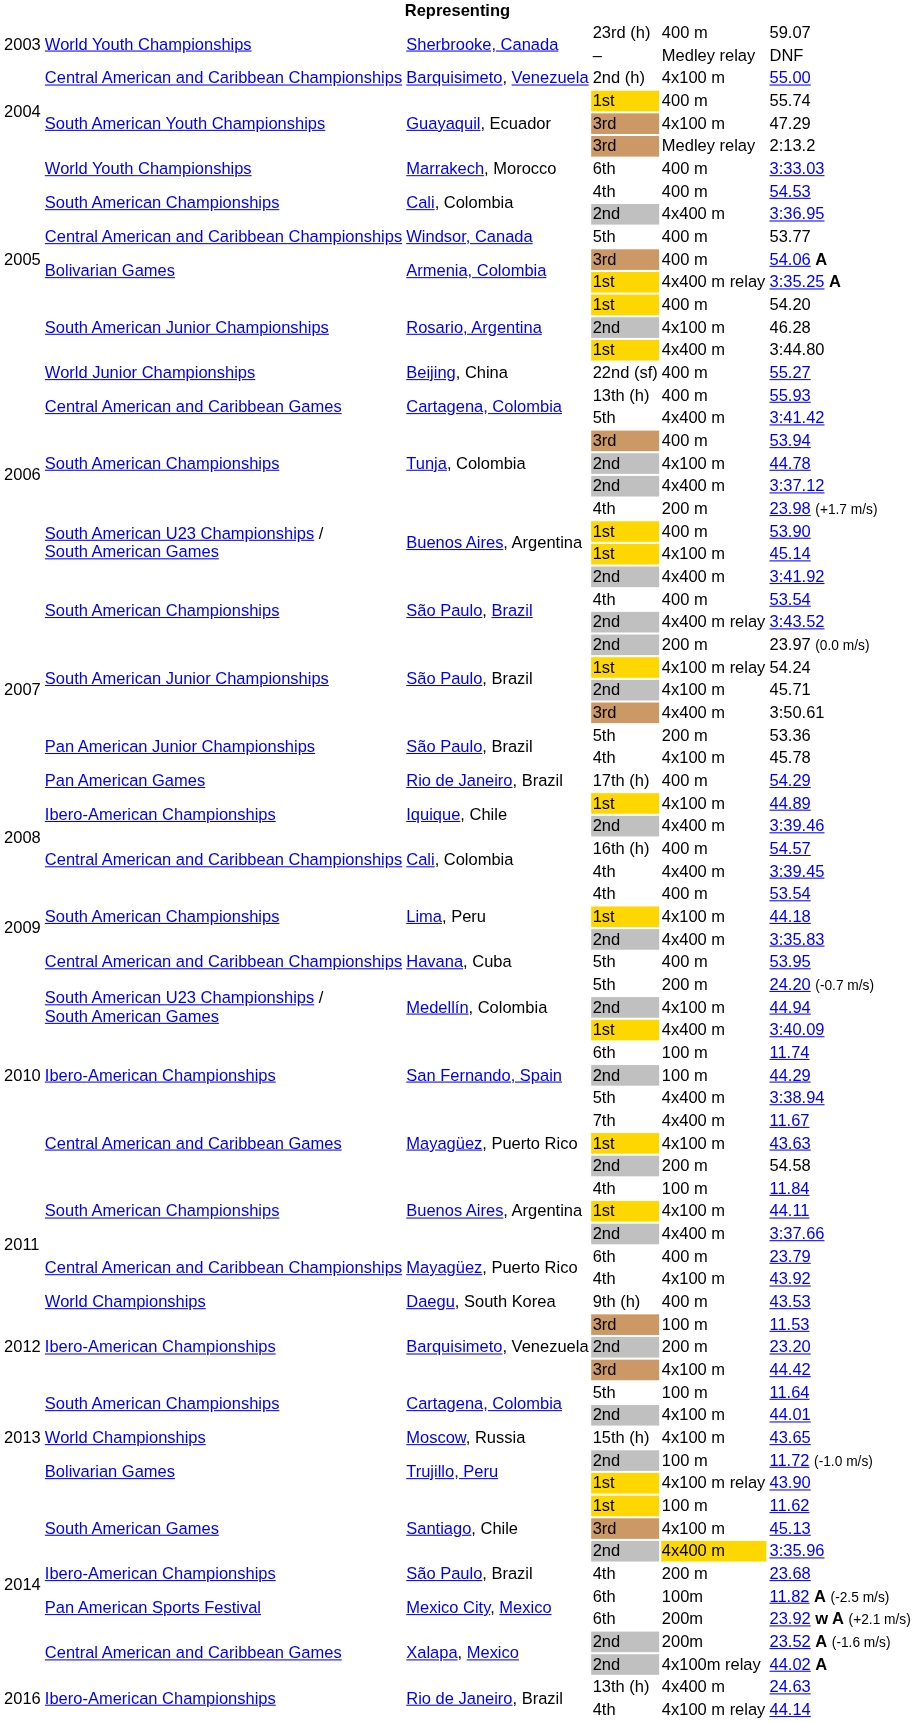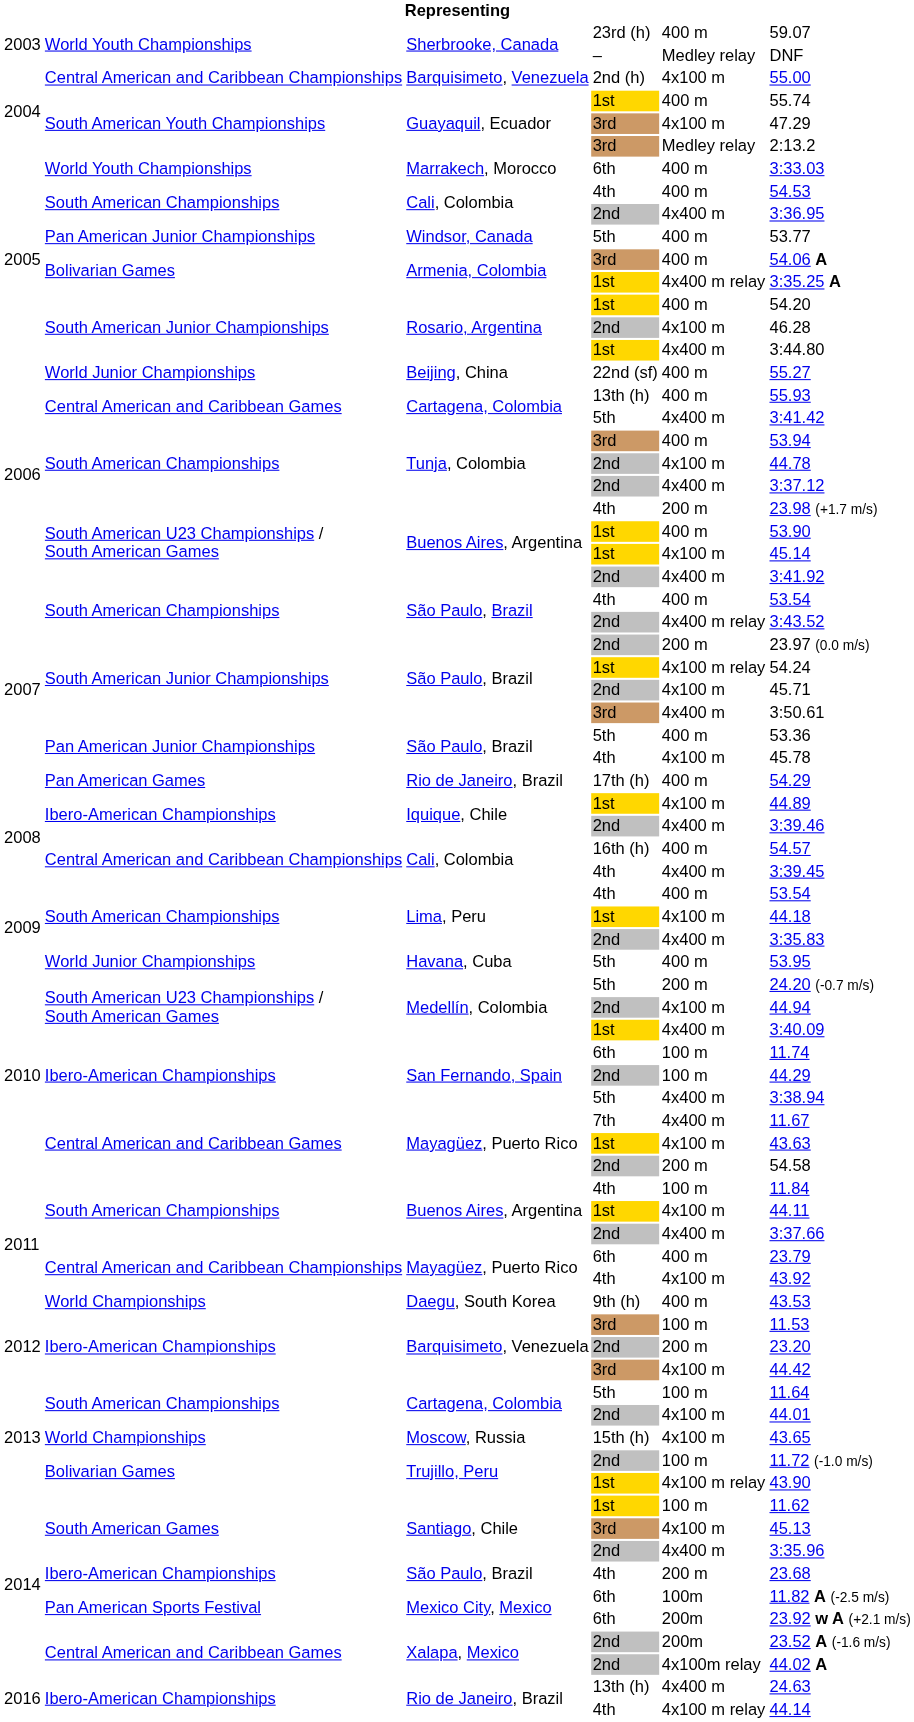(224, 236) Central American and Caribbean Championships -> (180, 236) Pan American Junior Championships
(685, 735) 200 m -> (685, 735) 400 m
(224, 962) Central American and Caribbean Championships -> (150, 962) World Junior Championships
(693, 1551) gold background -> (693, 1551) no background
